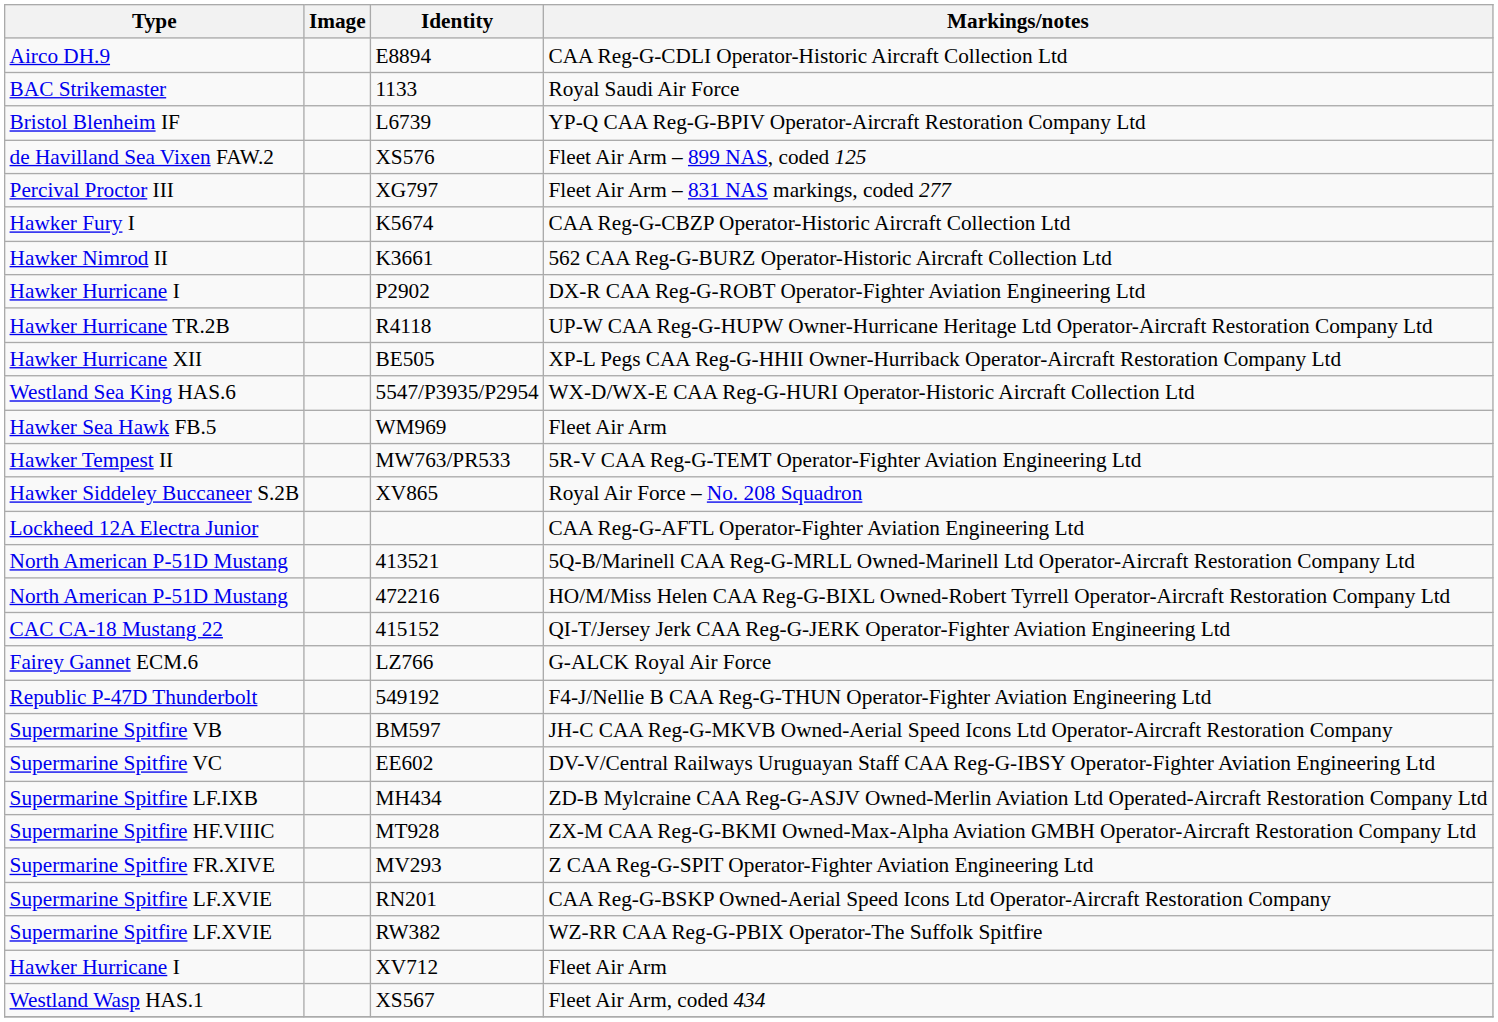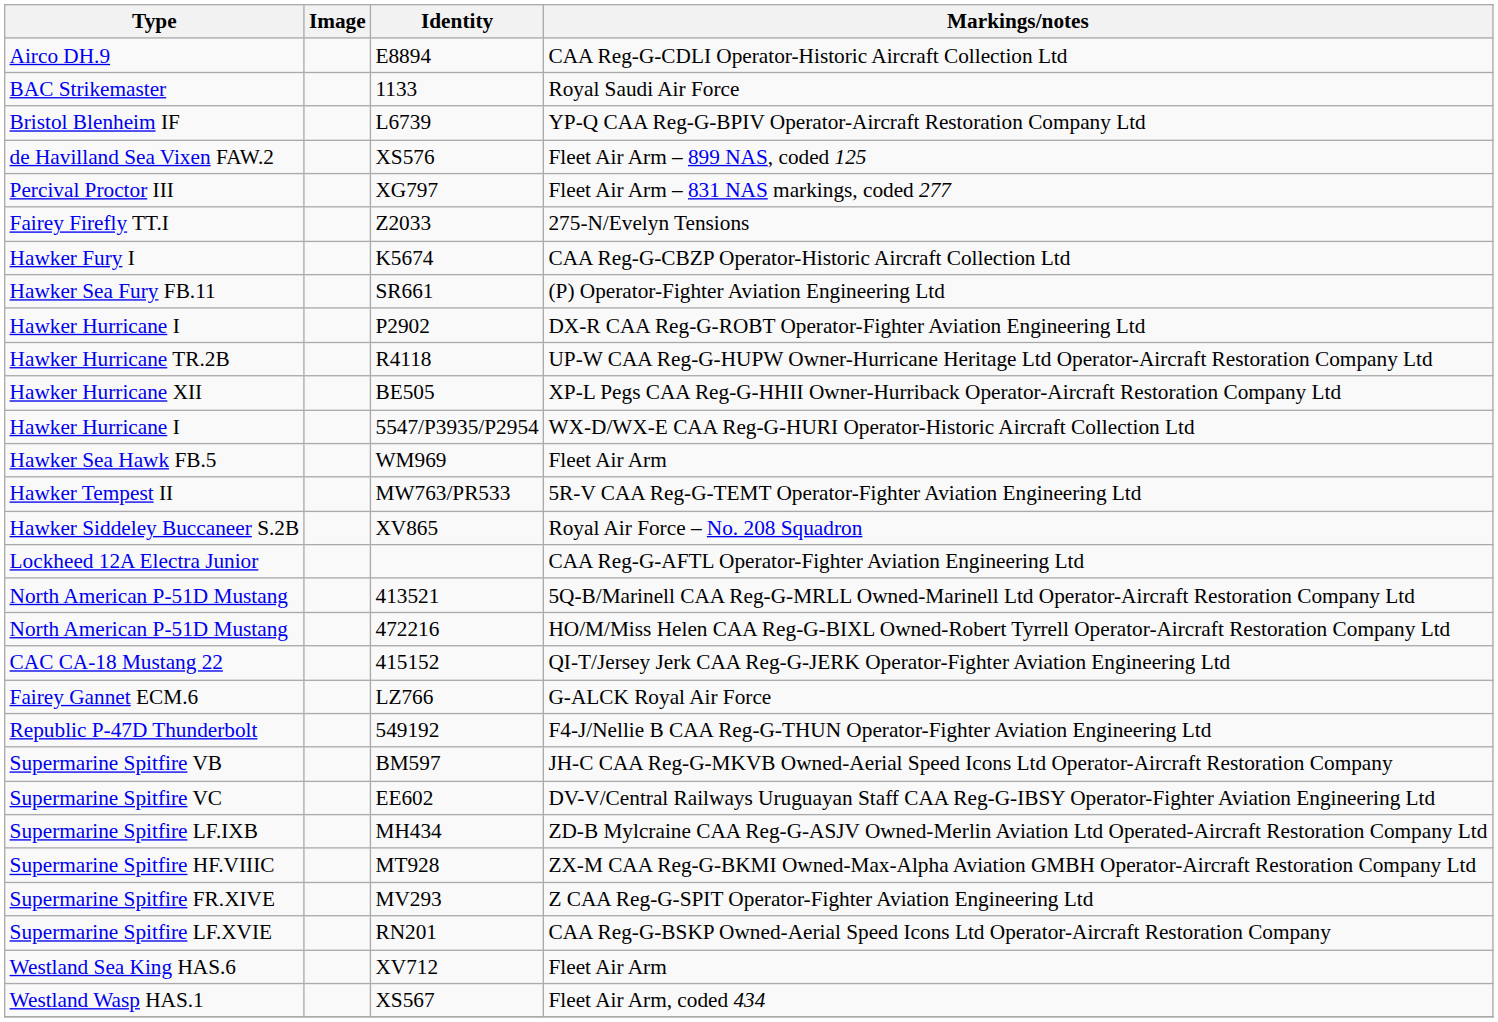+ row: (403, 223)
+ row: (404, 291)
- row: (404, 257)
(123, 392) Westland Sea King HAS.6 -> (95, 426) Hawker Hurricane I
- row: (408, 932)
(95, 966) Hawker Hurricane I -> (123, 966) Westland Sea King HAS.6
